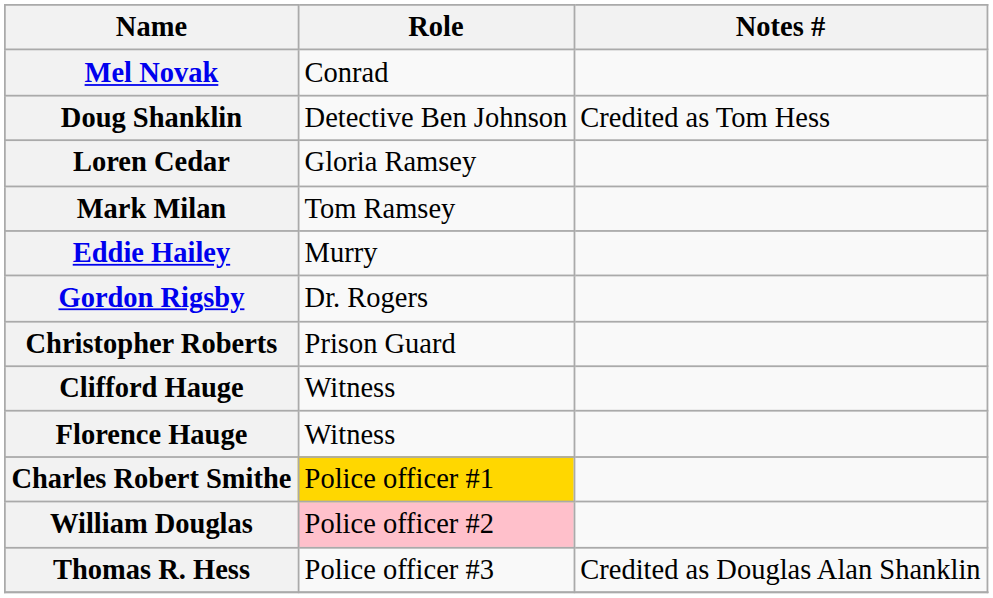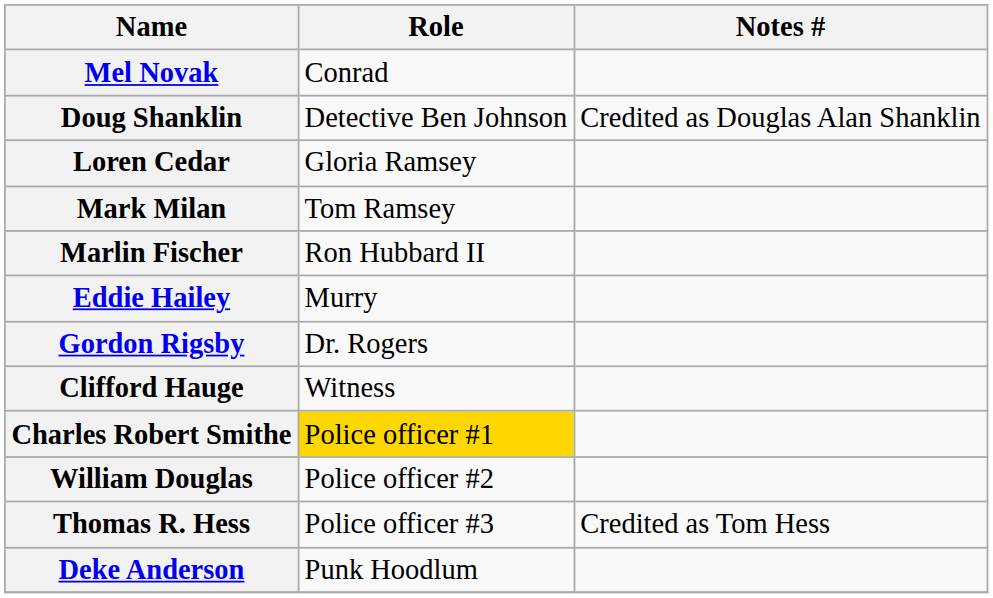(705, 117) Credited as Tom Hess -> (780, 117) Credited as Douglas Alan Shanklin
+ row: (151, 252)
- row: (151, 343)
- row: (151, 433)
(399, 523) pink background -> (399, 478) no background
(780, 569) Credited as Douglas Alan Shanklin -> (705, 523) Credited as Tom Hess
+ row: (151, 569)
